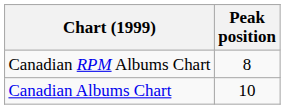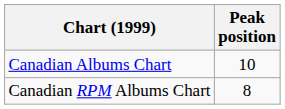rows swapped: (90, 90) <-> (109, 63)
